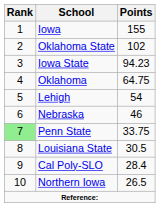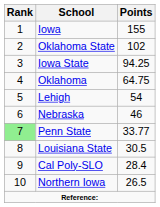(136, 64) 94.23 -> (136, 64) 94.25
(136, 132) 33.75 -> (136, 132) 33.77
